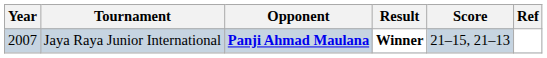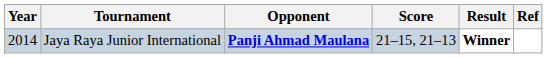columns swapped: (470, 16) <-> (400, 16)
(22, 40) 2007 -> (22, 40) 2014
